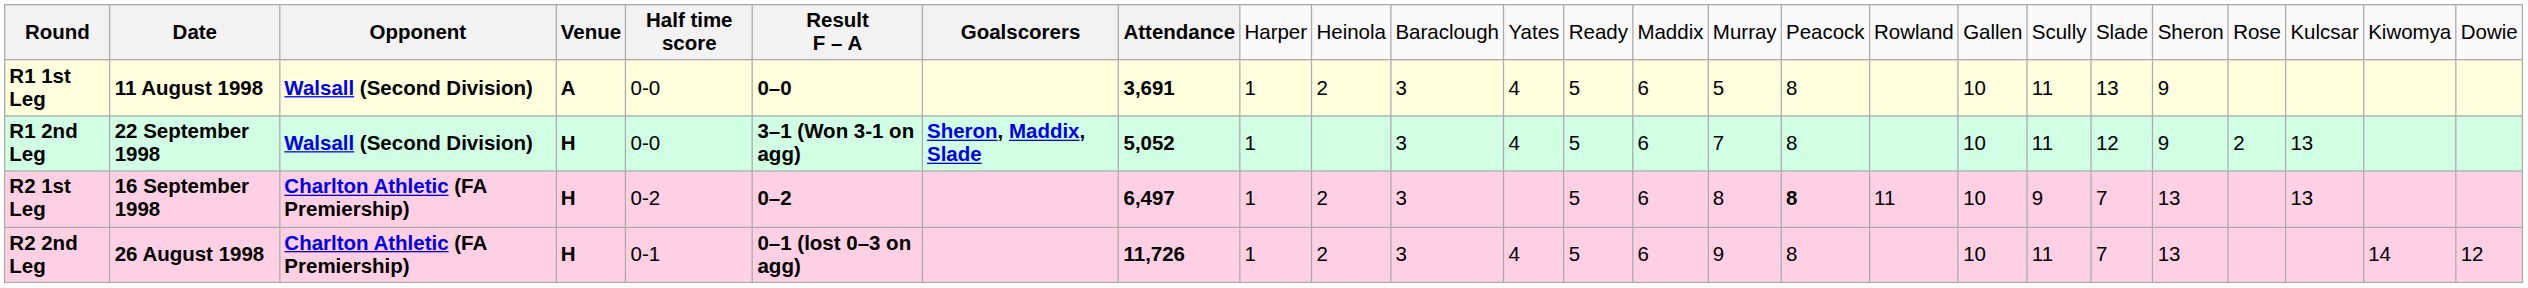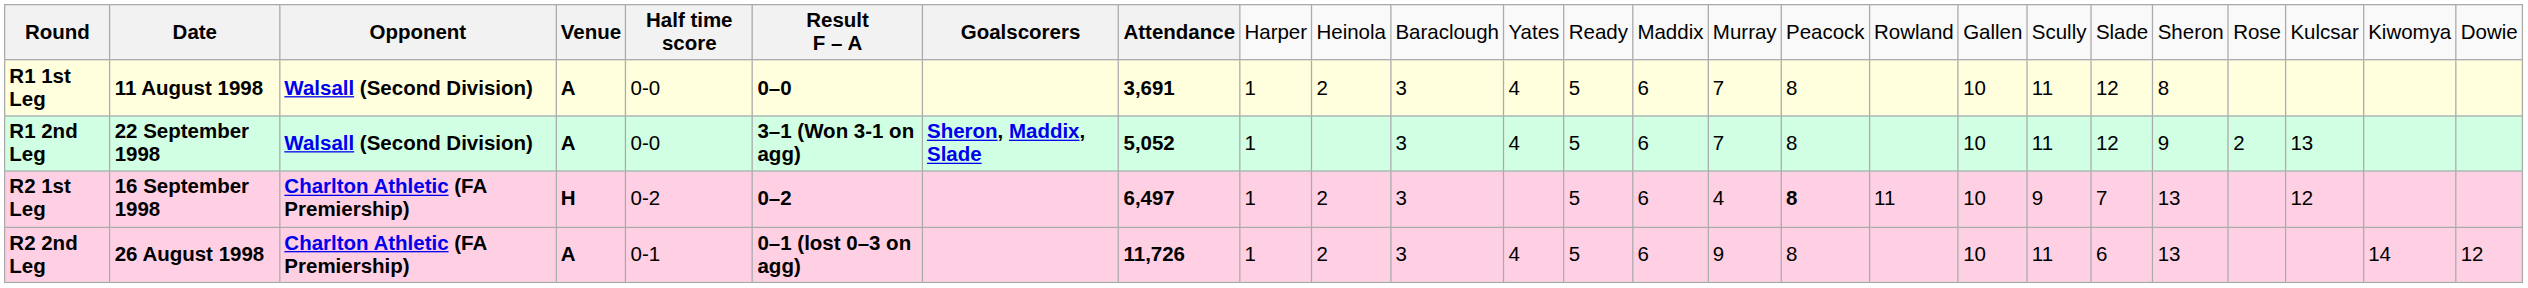(1719, 87) 5 -> (1719, 87) 7
(2107, 87) 13 -> (2107, 87) 12
(2163, 87) 9 -> (2163, 87) 8
(568, 143) H -> (568, 143) A
(1719, 198) 8 -> (1719, 198) 4
(2302, 198) 13 -> (2302, 198) 12
(568, 254) H -> (568, 254) A
(2102, 254) 7 -> (2102, 254) 6
